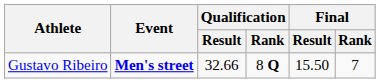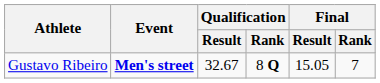(222, 65) 32.66 -> (222, 65) 32.67
(312, 65) 15.50 -> (312, 65) 15.05
